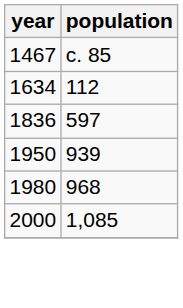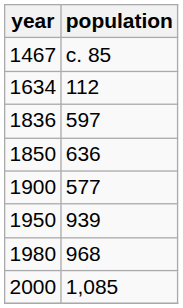+ row: (33, 154)
+ row: (33, 187)
